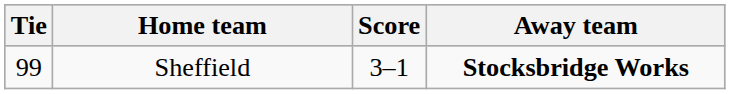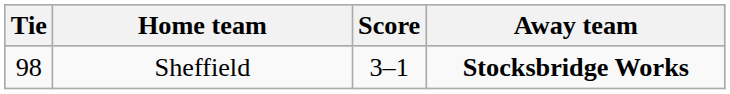(29, 66) 99 -> (29, 66) 98
